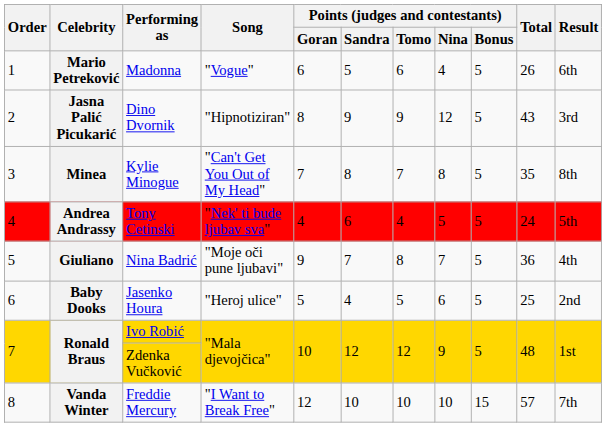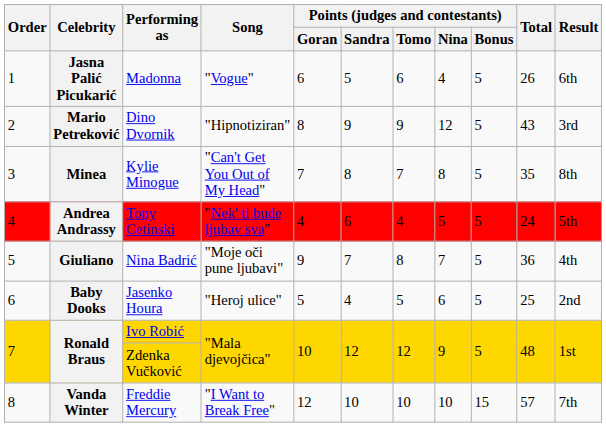(86, 70) Mario Petreković -> (86, 78) Jasna Palić Picukarić
(86, 118) Jasna Palić Picukarić -> (86, 126) Mario Petreković
